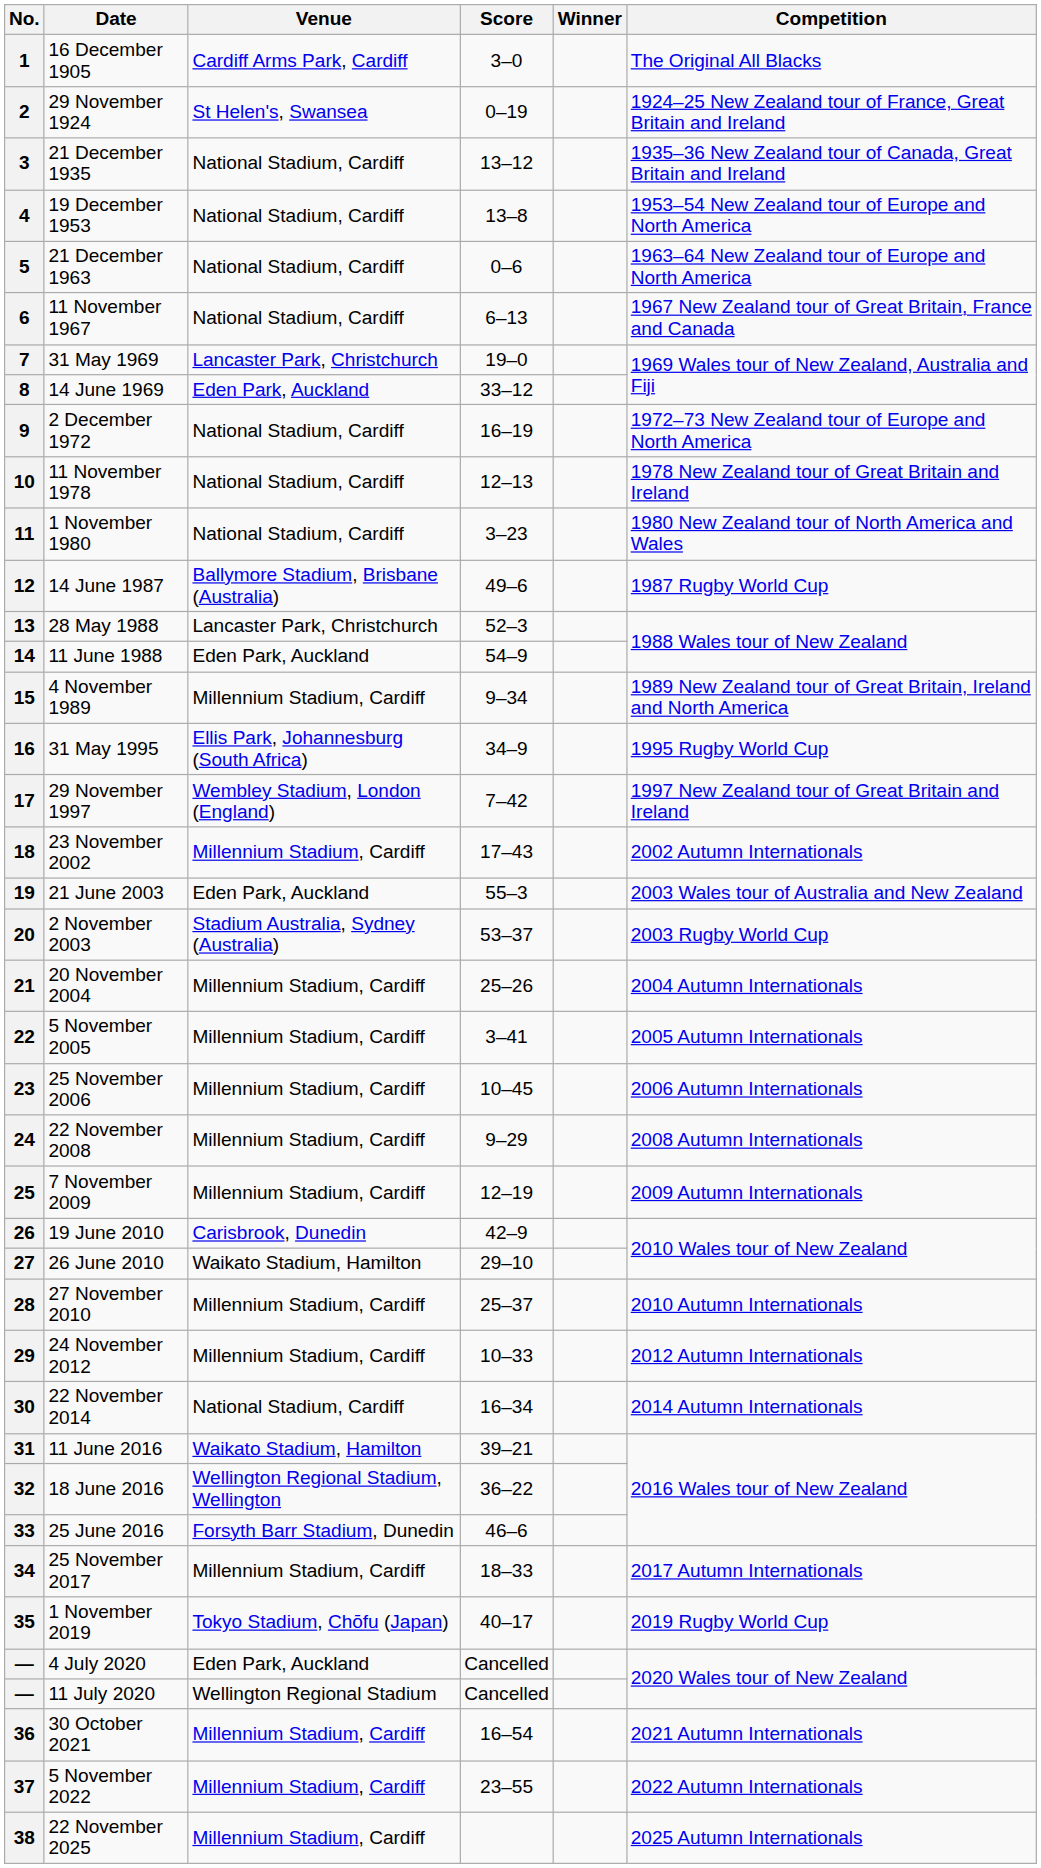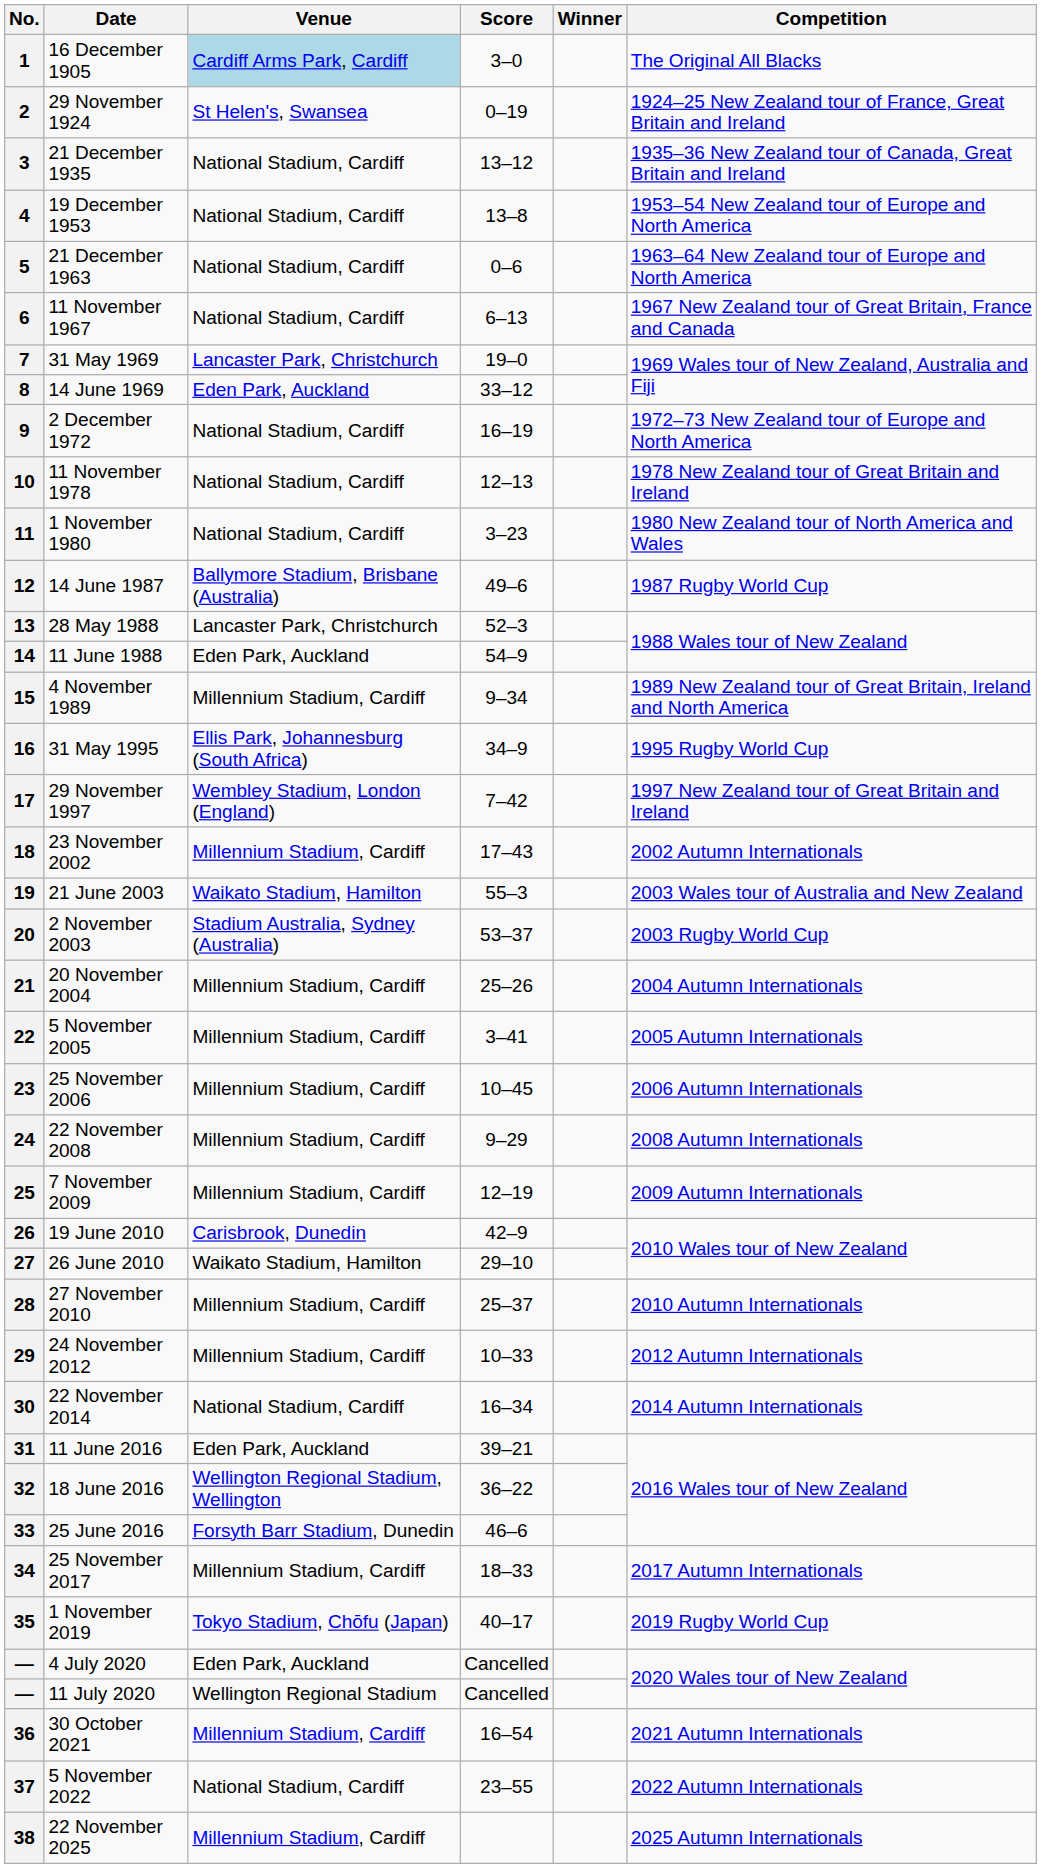(300, 60) no background -> (300, 60) lightblue background
(281, 893) Eden Park, Auckland -> (307, 893) Waikato Stadium, Hamilton
(307, 1448) Waikato Stadium, Hamilton -> (281, 1448) Eden Park, Auckland
(309, 1786) Millennium Stadium, Cardiff -> (298, 1786) National Stadium, Cardiff
